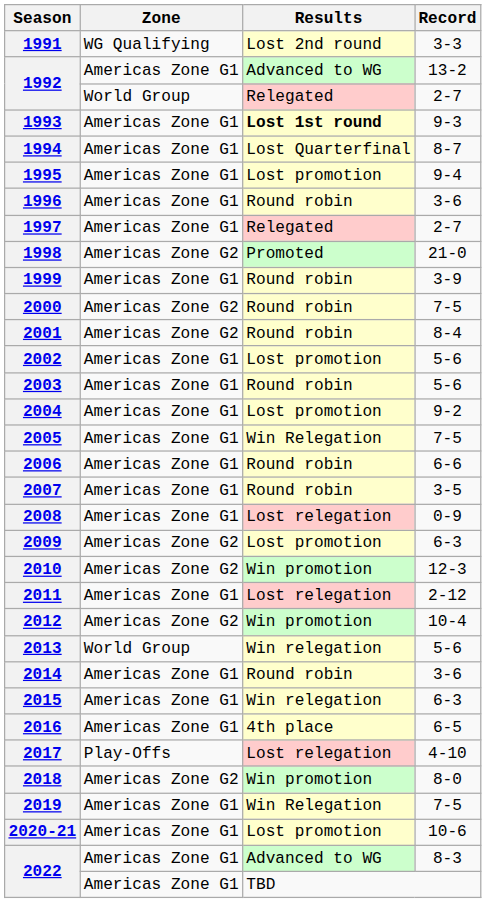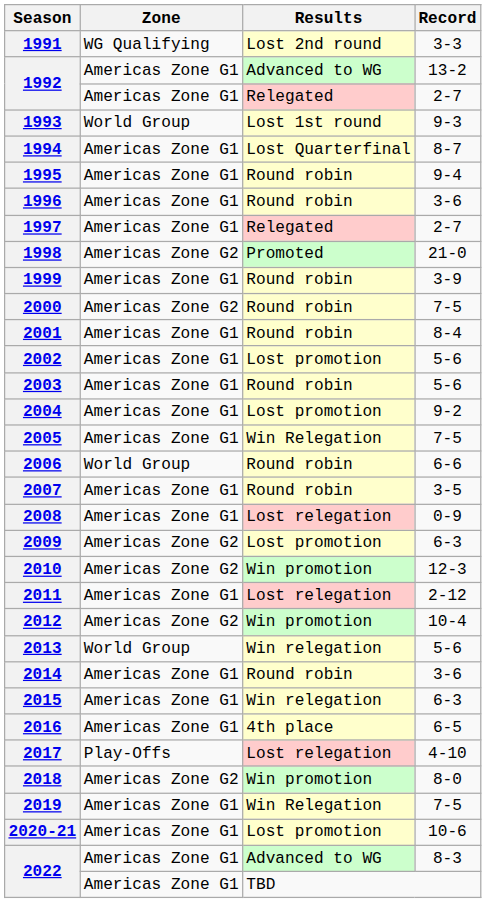(137, 97) World Group -> (161, 97) Americas Zone G1
(161, 123) Americas Zone G1 -> (137, 123) World Group
(314, 123) bold -> (314, 123) normal
(314, 175) Lost promotion -> (300, 175) Round robin
(161, 333) Americas Zone G2 -> (161, 333) Americas Zone G1
(161, 464) Americas Zone G1 -> (137, 464) World Group
